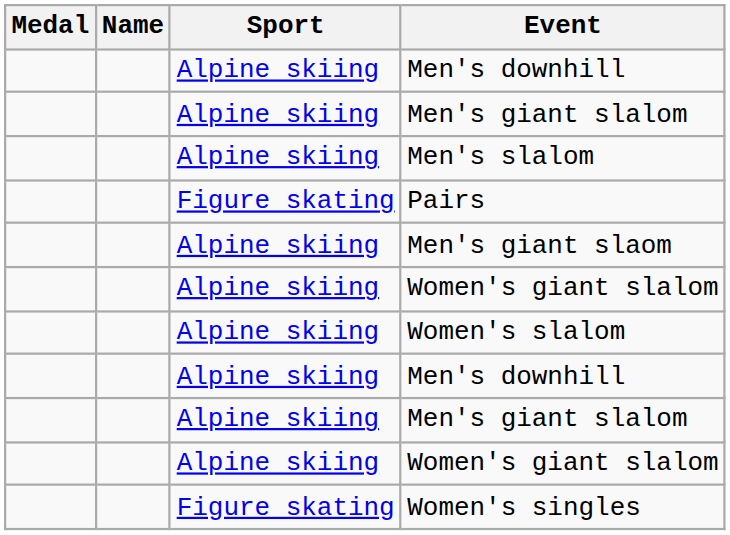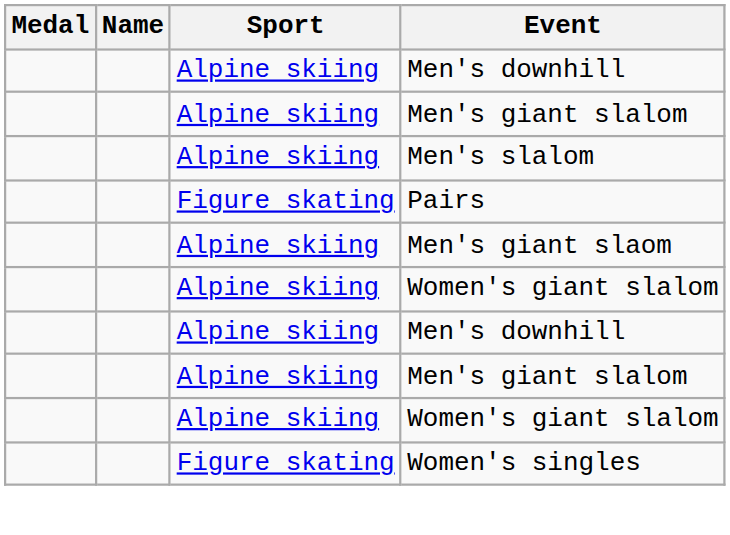- row: (278, 332)
